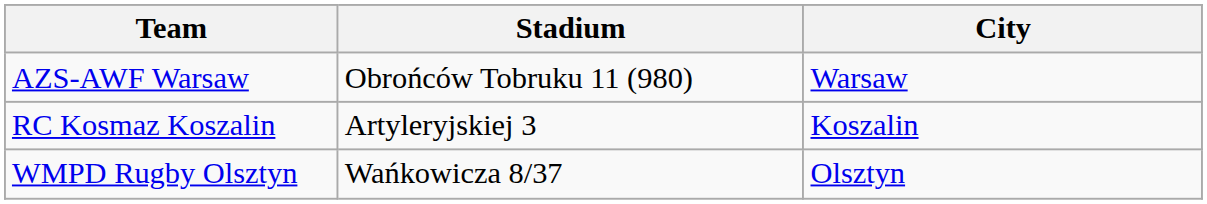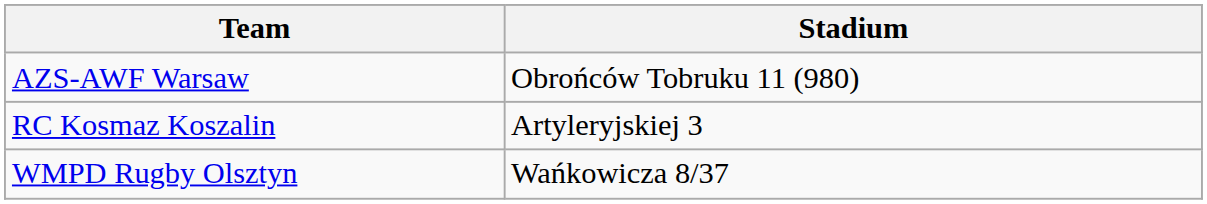- column: (1003, 28)
